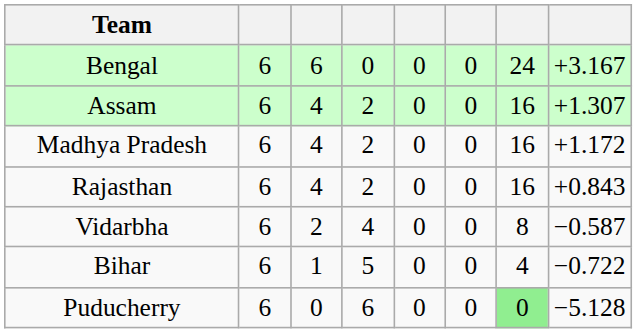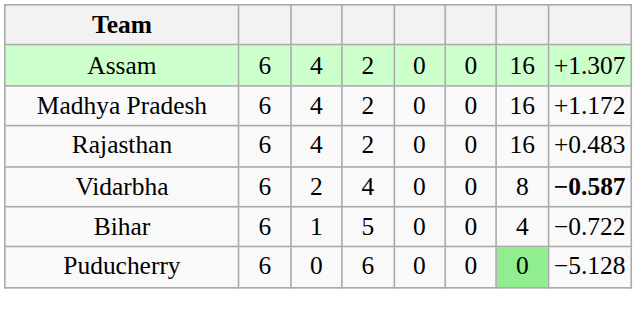- row: (122, 65)
(590, 186) +0.843 -> (590, 145) +0.483
(590, 226) normal -> (590, 186) bold
